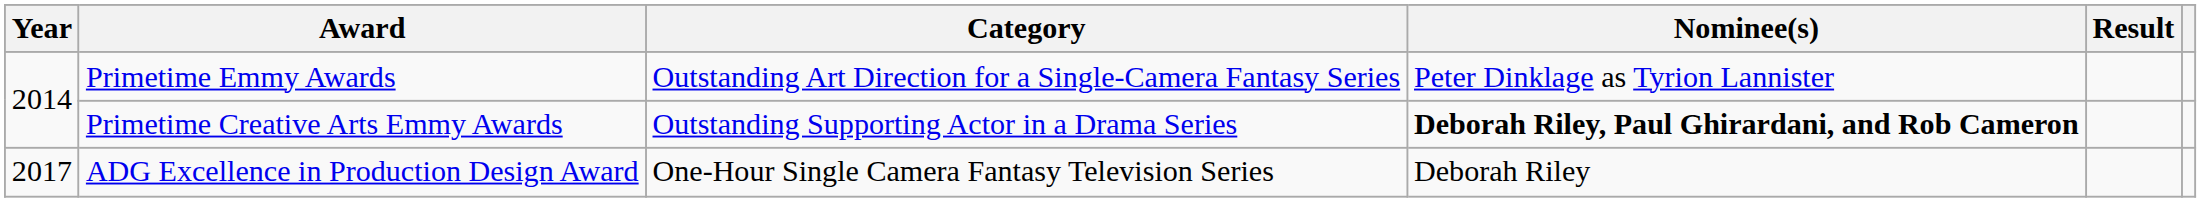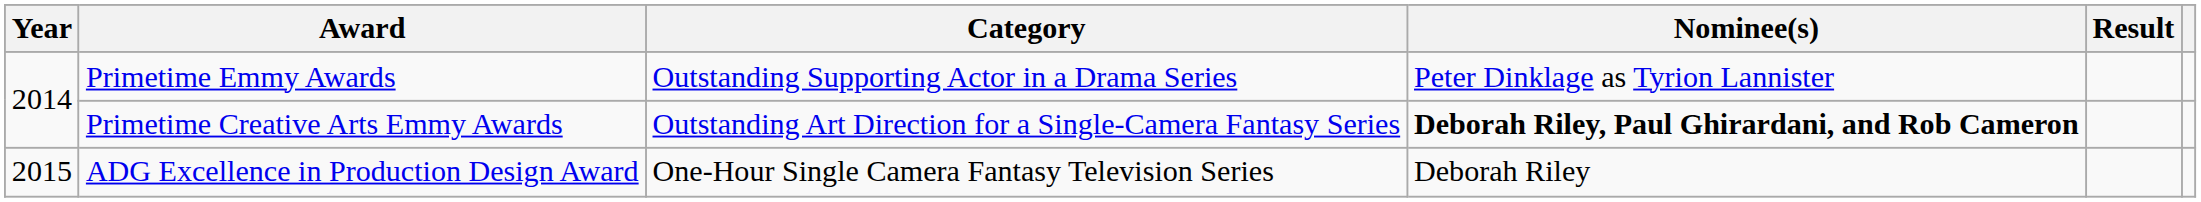(1026, 76) Outstanding Art Direction for a Single-Camera Fantasy Series -> (945, 76) Outstanding Supporting Actor in a Drama Series
(945, 123) Outstanding Supporting Actor in a Drama Series -> (1026, 123) Outstanding Art Direction for a Single-Camera Fantasy Series
(42, 171) 2017 -> (42, 171) 2015
